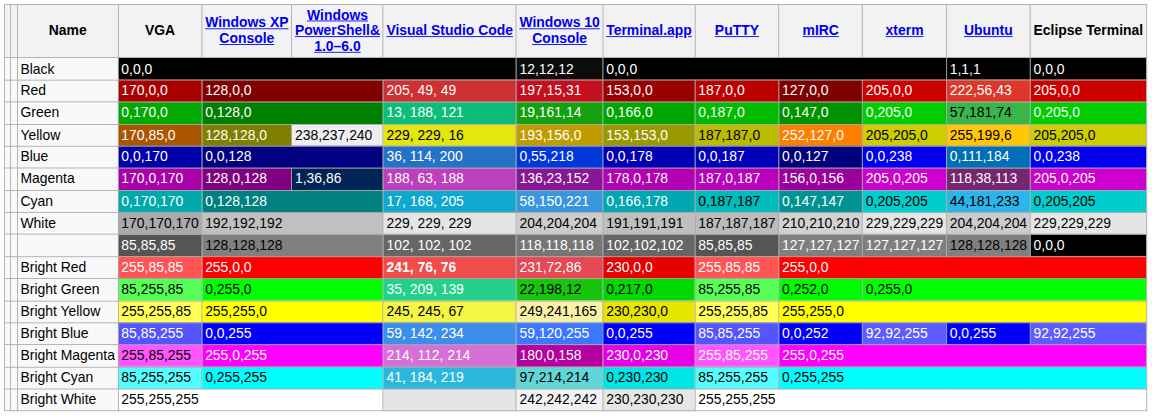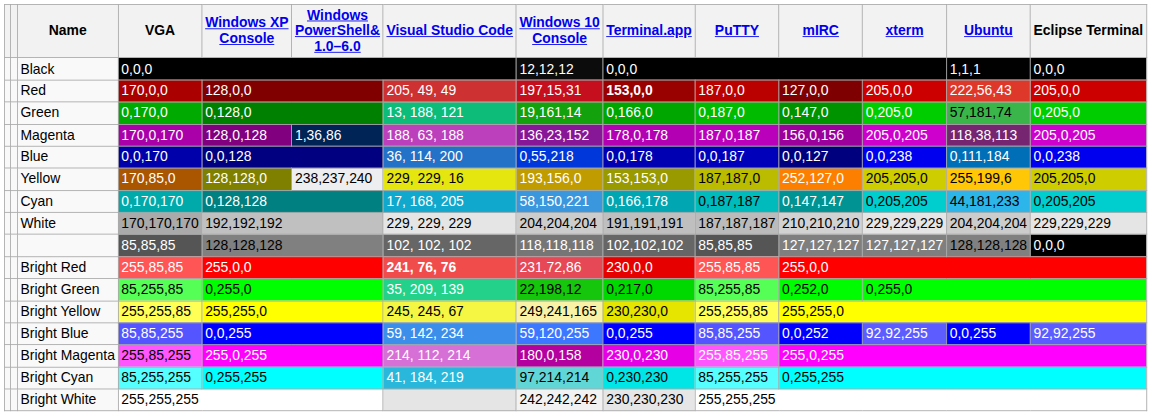(629, 91) normal -> (629, 91) bold
rows swapped: (40, 135) <-> (48, 179)
